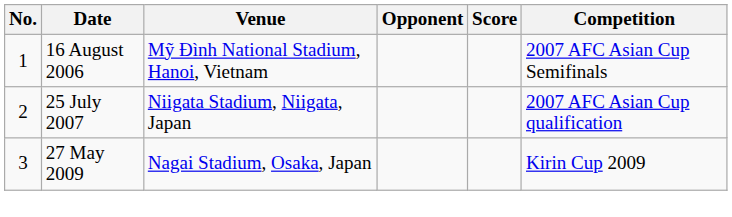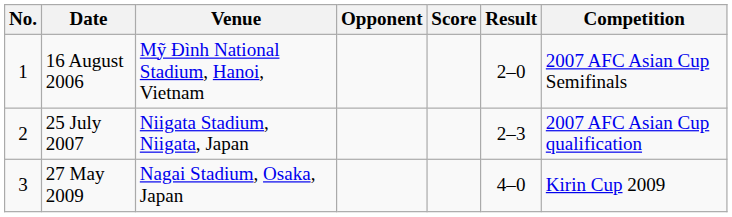+ column: (511, 19)
